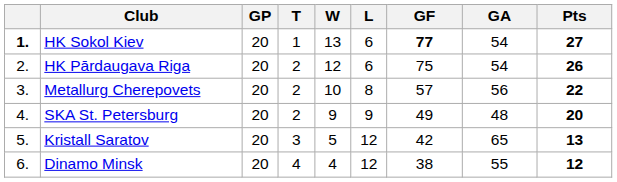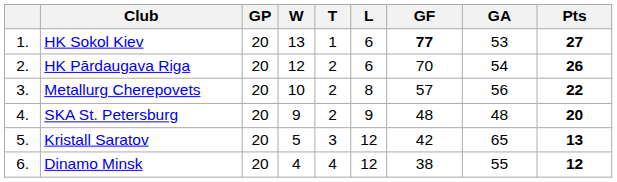columns swapped: (333, 16) <-> (296, 16)
(23, 41) bold -> (23, 41) normal
(499, 41) 54 -> (499, 41) 53
(424, 66) 75 -> (424, 66) 70
(424, 115) 49 -> (424, 115) 48
